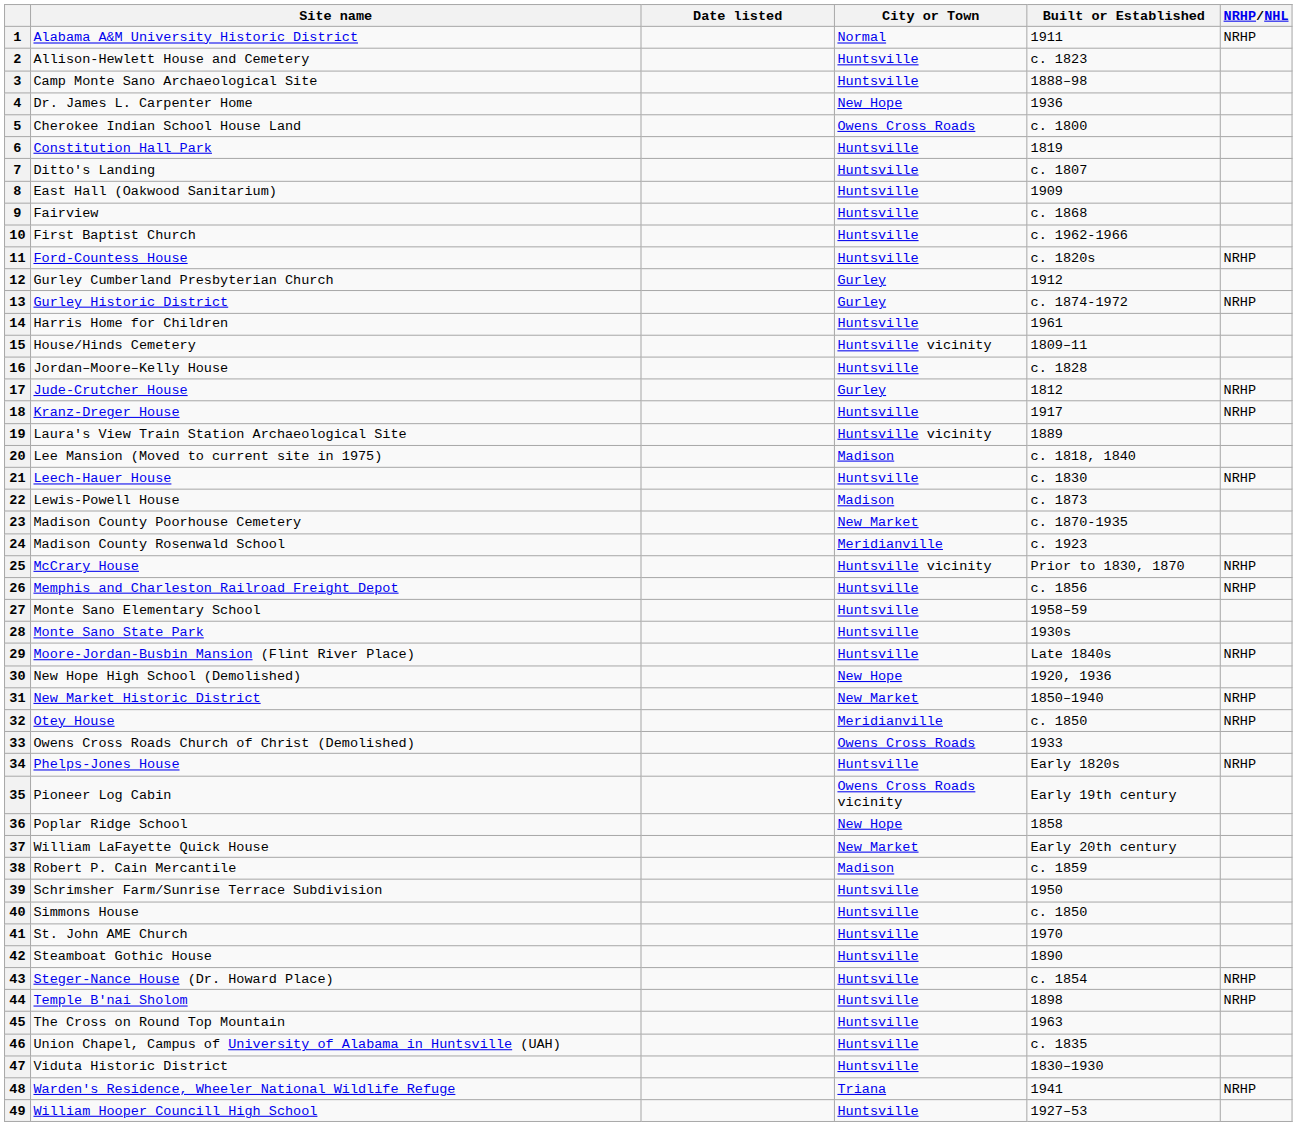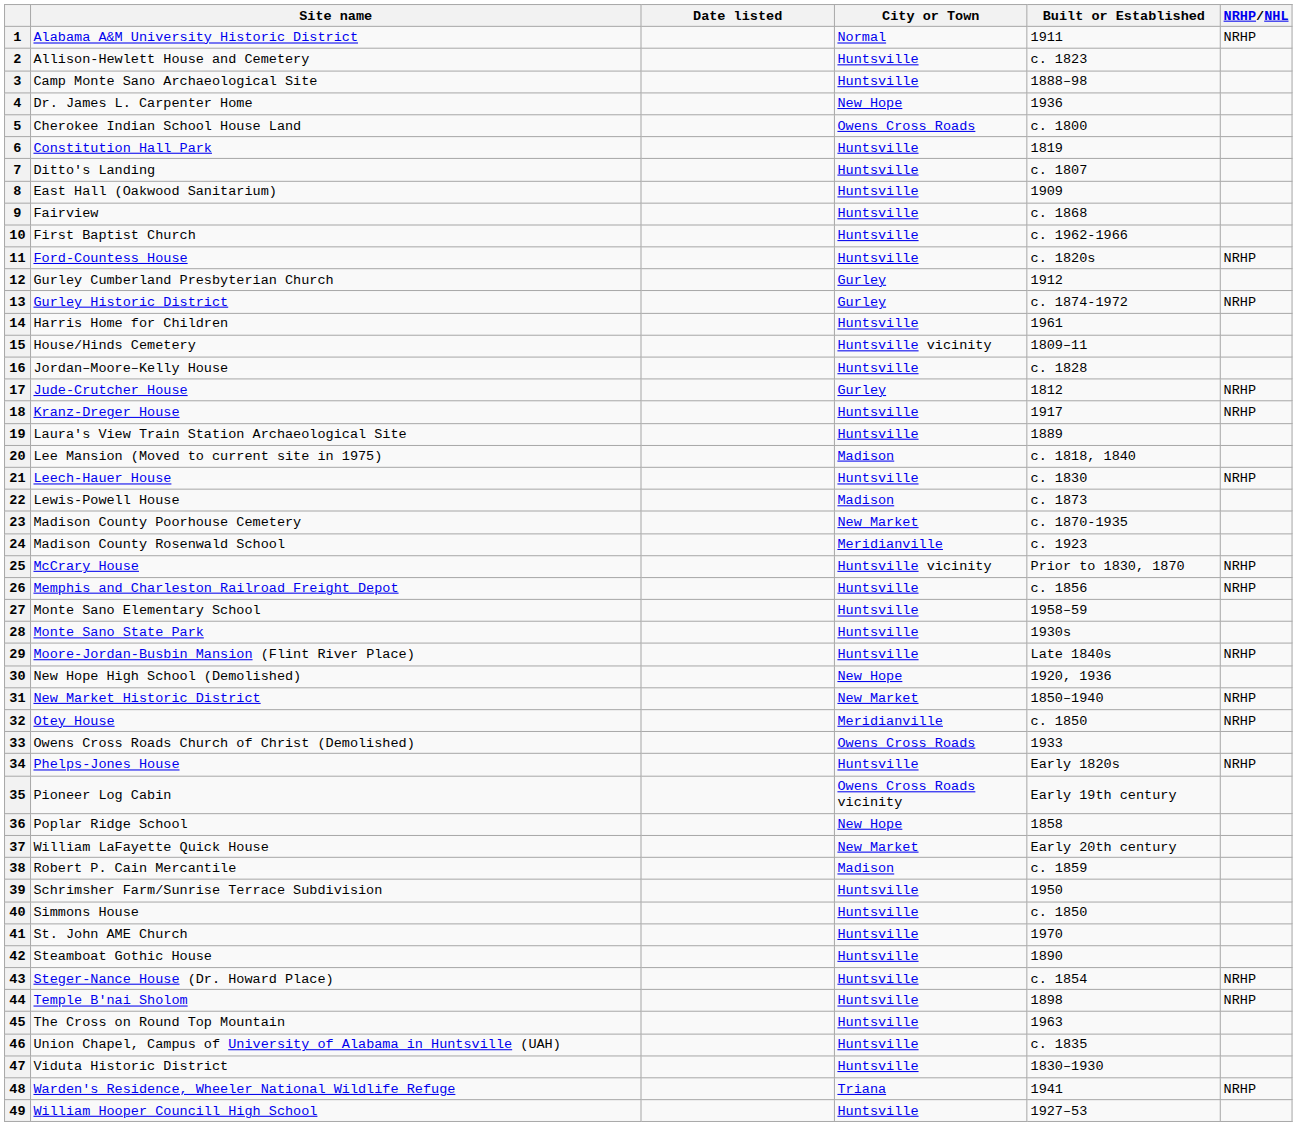(915, 434) Huntsville vicinity -> (878, 434) Huntsville
